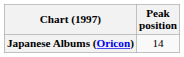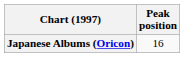(158, 43) 14 -> (158, 43) 16
